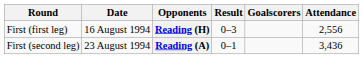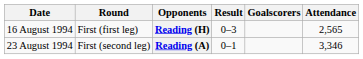columns swapped: (117, 12) <-> (43, 12)
(331, 29) 2,556 -> (331, 29) 2,565
(331, 45) 3,436 -> (331, 45) 3,346
